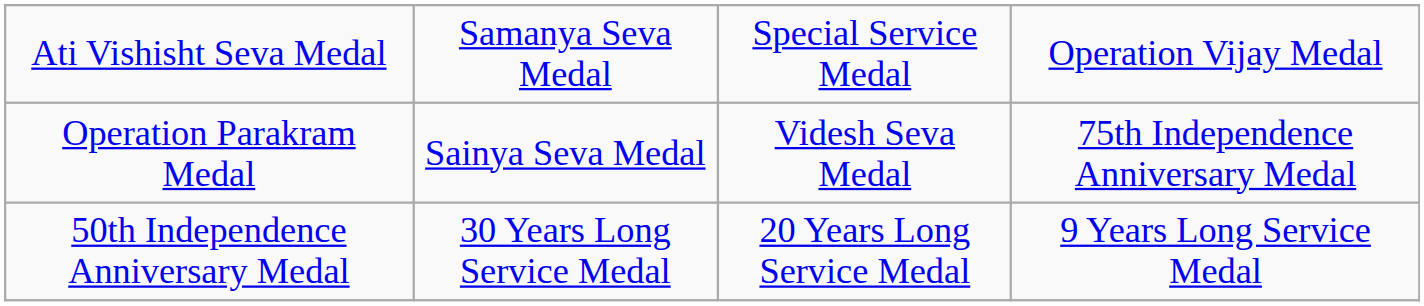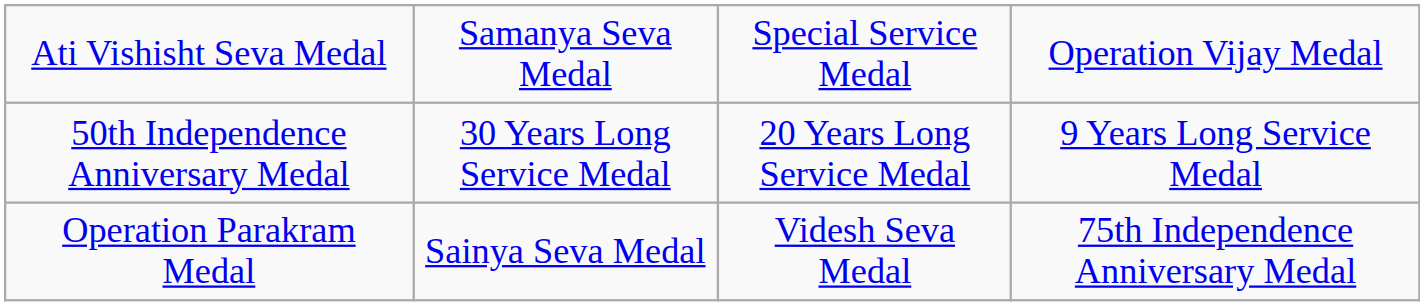rows swapped: (209, 152) <-> (209, 250)
